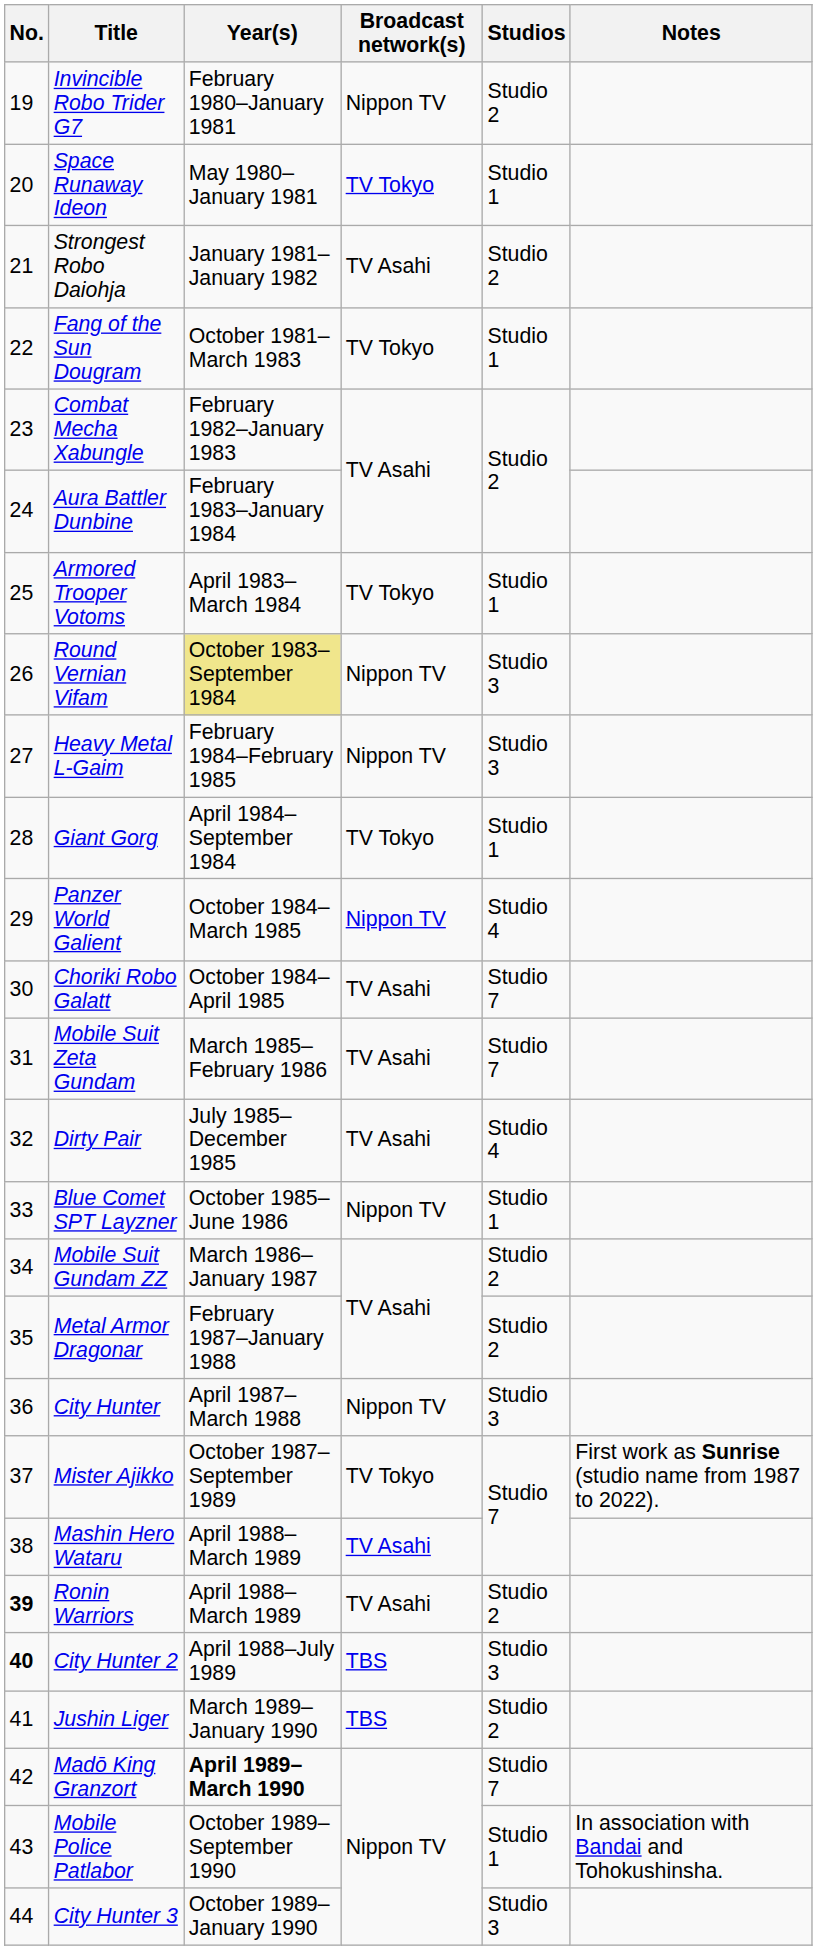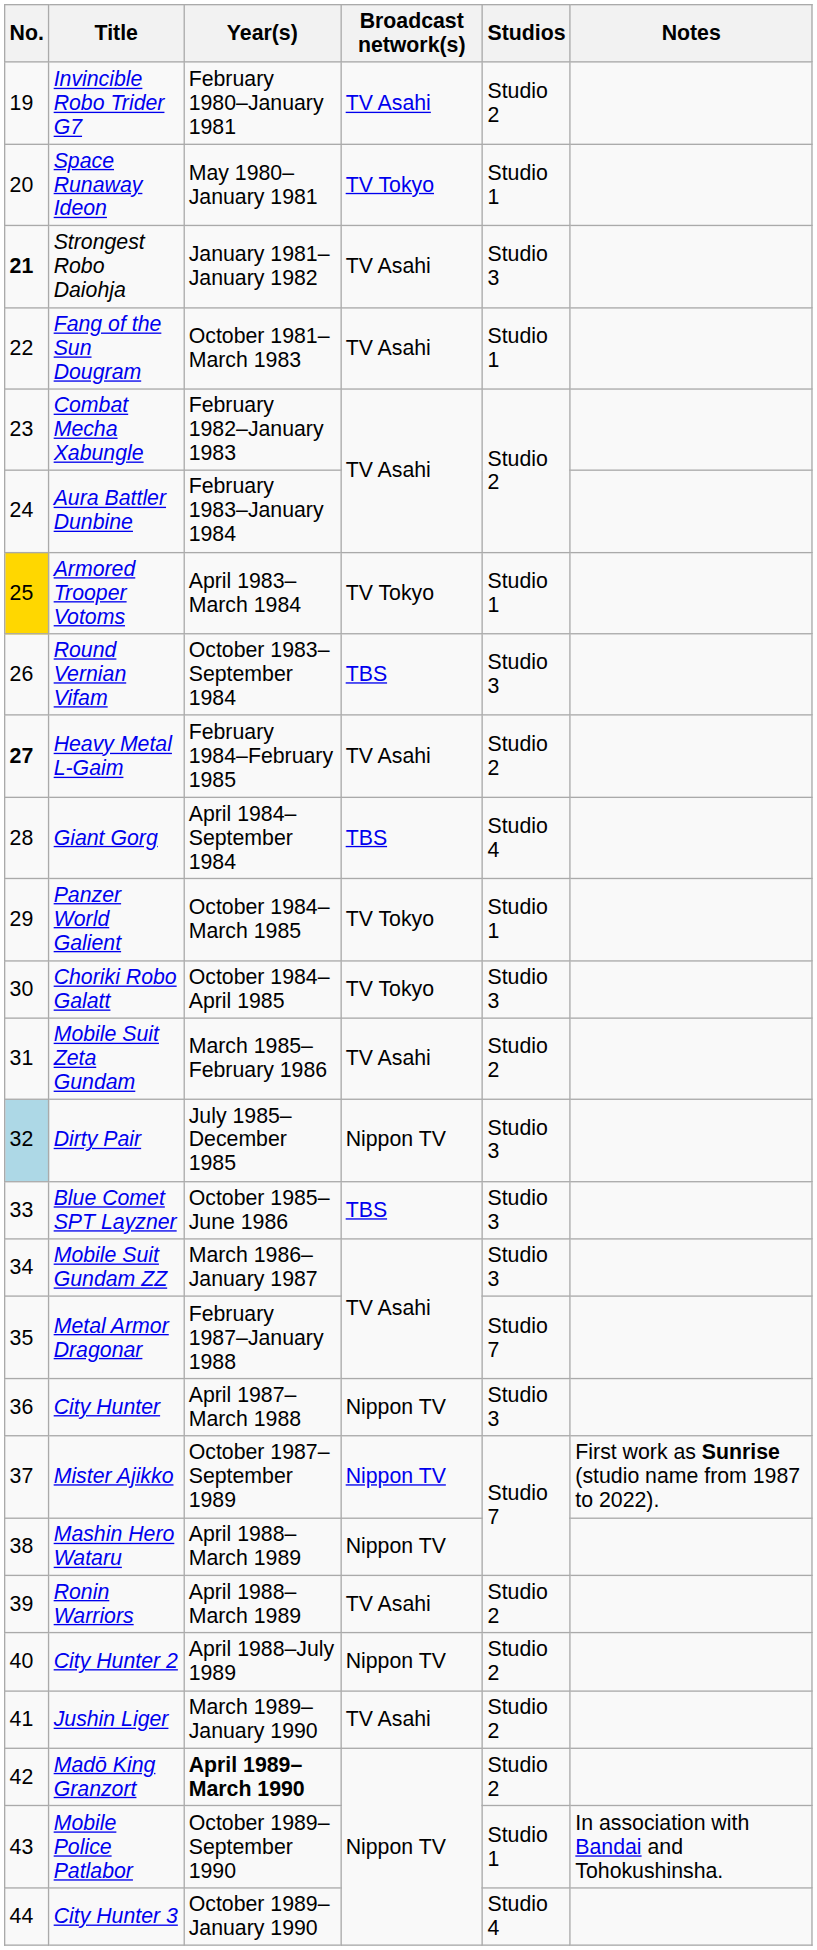(396, 103) Nippon TV -> (388, 103) TV Asahi
(21, 266) normal -> (21, 266) bold
(518, 266) Studio 2 -> (518, 266) Studio 3
(390, 347) TV Tokyo -> (388, 347) TV Asahi
(21, 592) no background -> (21, 592) gold background
(259, 674) khaki background -> (259, 674) no background
(396, 674) Nippon TV -> (366, 674) TBS
(21, 756) normal -> (21, 756) bold
(396, 756) Nippon TV -> (388, 756) TV Asahi
(518, 756) Studio 3 -> (518, 756) Studio 2
(390, 837) TV Tokyo -> (366, 837) TBS
(518, 837) Studio 1 -> (518, 837) Studio 4
(396, 919) Nippon TV -> (390, 919) TV Tokyo
(518, 919) Studio 4 -> (518, 919) Studio 1
(388, 988) TV Asahi -> (390, 988) TV Tokyo
(518, 988) Studio 7 -> (518, 988) Studio 3
(518, 1058) Studio 7 -> (518, 1058) Studio 2
(21, 1140) no background -> (21, 1140) lightblue background
(388, 1140) TV Asahi -> (396, 1140) Nippon TV
(518, 1140) Studio 4 -> (518, 1140) Studio 3
(396, 1209) Nippon TV -> (366, 1209) TBS
(518, 1209) Studio 1 -> (518, 1209) Studio 3
(518, 1267) Studio 2 -> (518, 1267) Studio 3
(518, 1337) Studio 2 -> (518, 1337) Studio 7
(390, 1476) TV Tokyo -> (396, 1476) Nippon TV
(388, 1546) TV Asahi -> (396, 1546) Nippon TV
(21, 1603) bold -> (21, 1603) normal
(21, 1661) bold -> (21, 1661) normal
(366, 1661) TBS -> (396, 1661) Nippon TV
(518, 1661) Studio 3 -> (518, 1661) Studio 2
(366, 1719) TBS -> (388, 1719) TV Asahi
(518, 1776) Studio 7 -> (518, 1776) Studio 2
(518, 1916) Studio 3 -> (518, 1916) Studio 4
